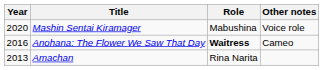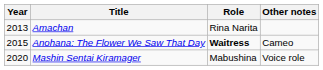rows swapped: (53, 58) <-> (87, 28)
(17, 43) 2016 -> (17, 43) 2015
